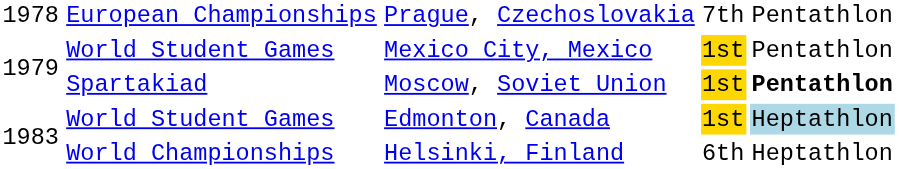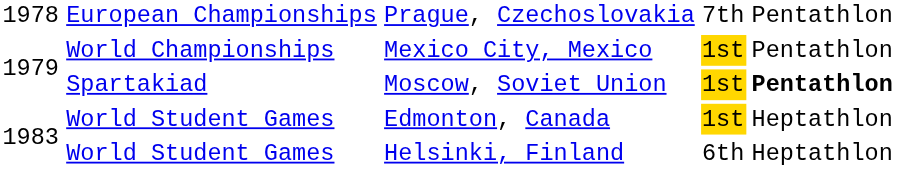(200, 50) World Student Games -> (200, 50) World Championships
(822, 119) lightblue background -> (822, 119) no background
(200, 154) World Championships -> (200, 154) World Student Games
